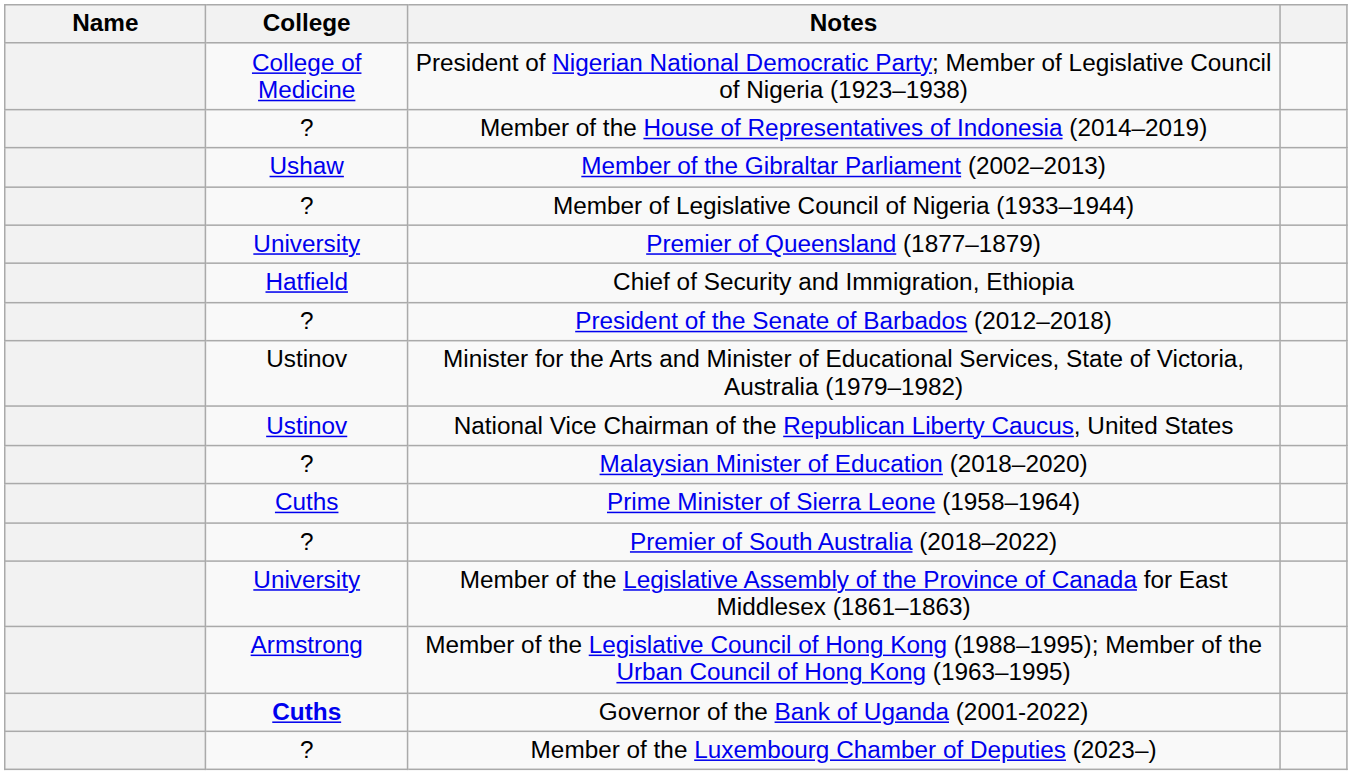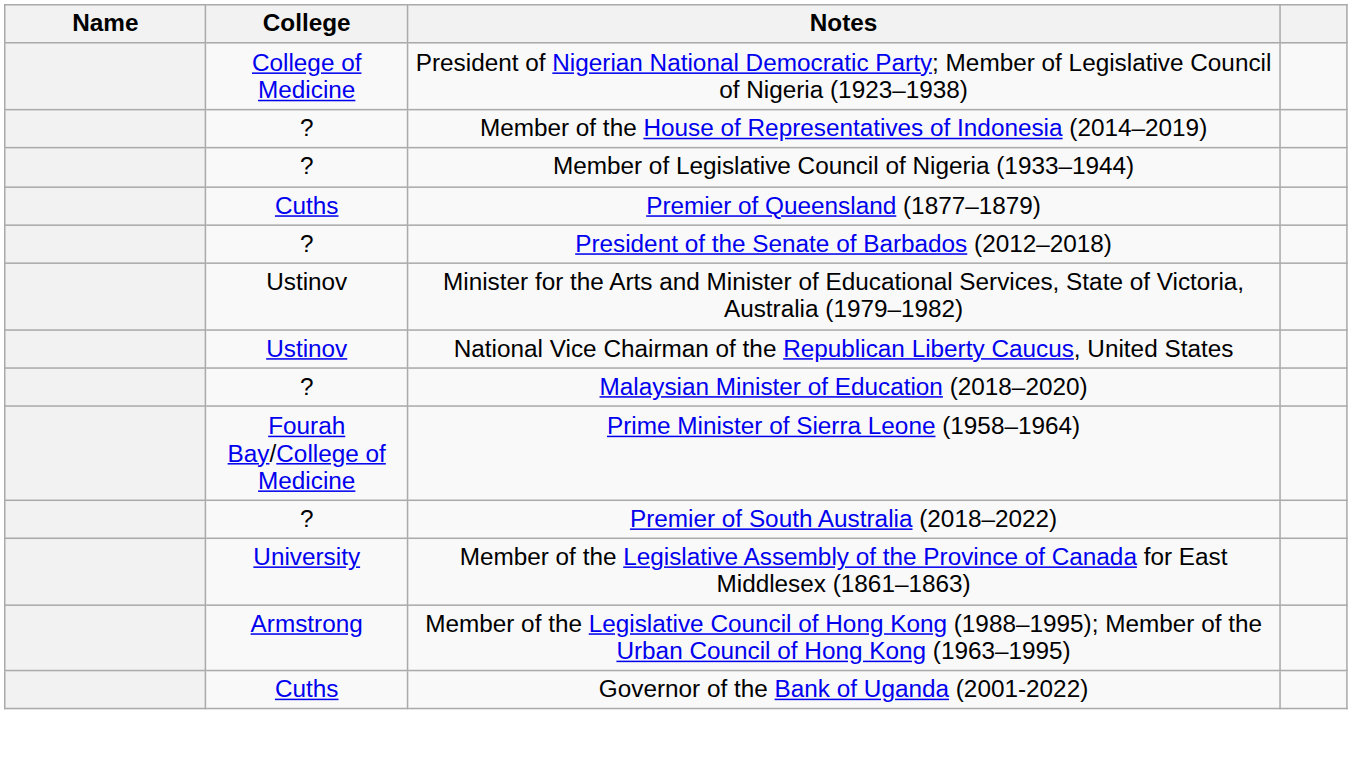- row: (844, 166)
(307, 243) University -> (307, 205) Cuths
- row: (844, 282)
(307, 502) Cuths -> (307, 452) Fourah Bay/College of Medicine
(307, 711) bold -> (307, 689) normal
- row: (844, 750)
